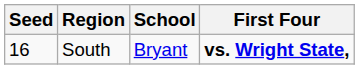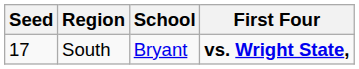(19, 49) 16 -> (19, 49) 17
